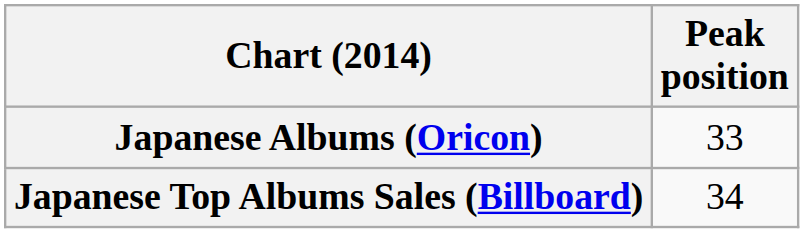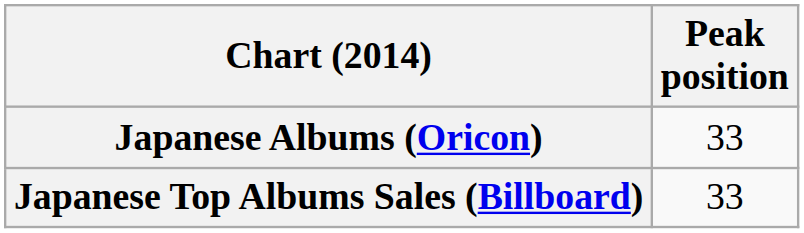(725, 196) 34 -> (725, 196) 33
